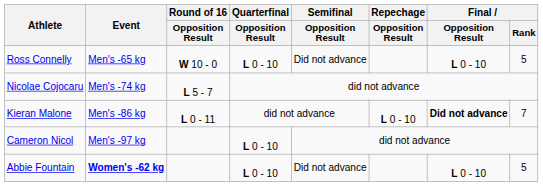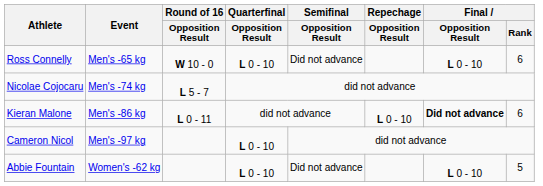(524, 60) 5 -> (520, 60) 6
(524, 114) 7 -> (520, 114) 6
(126, 168) bold -> (124, 168) normal
